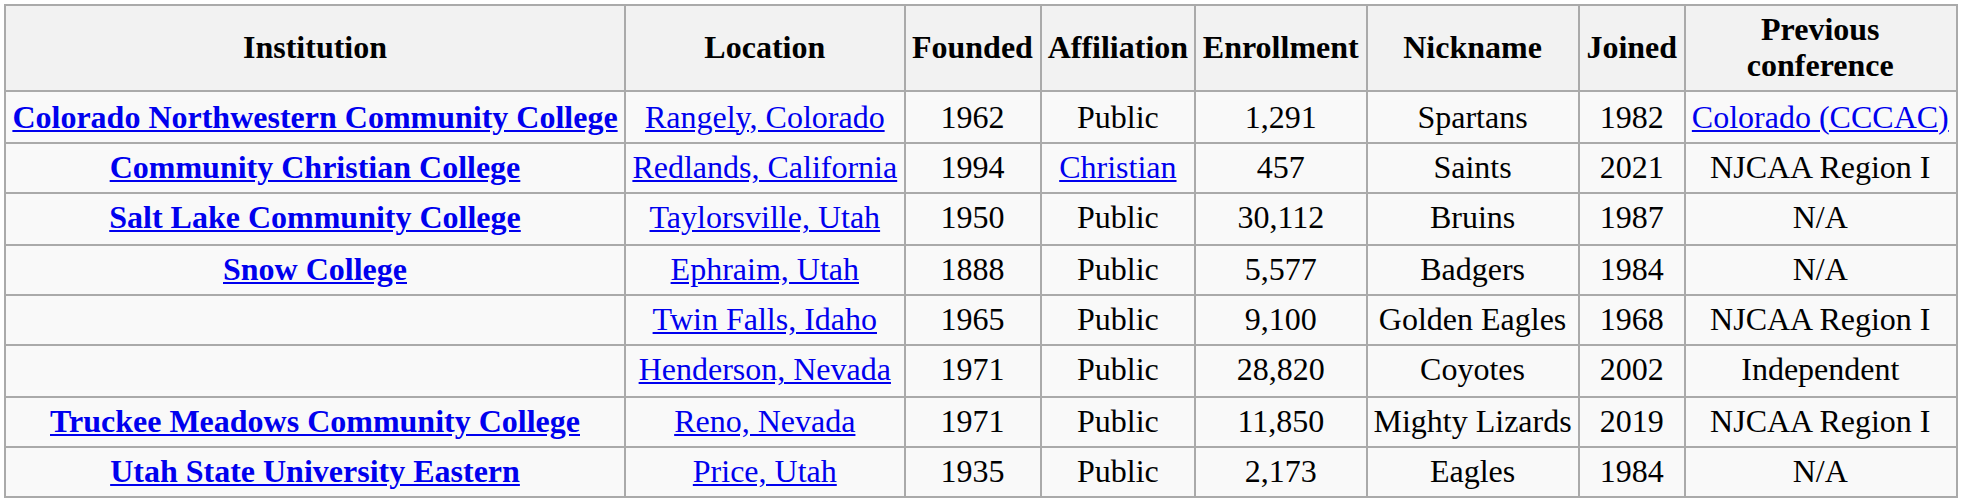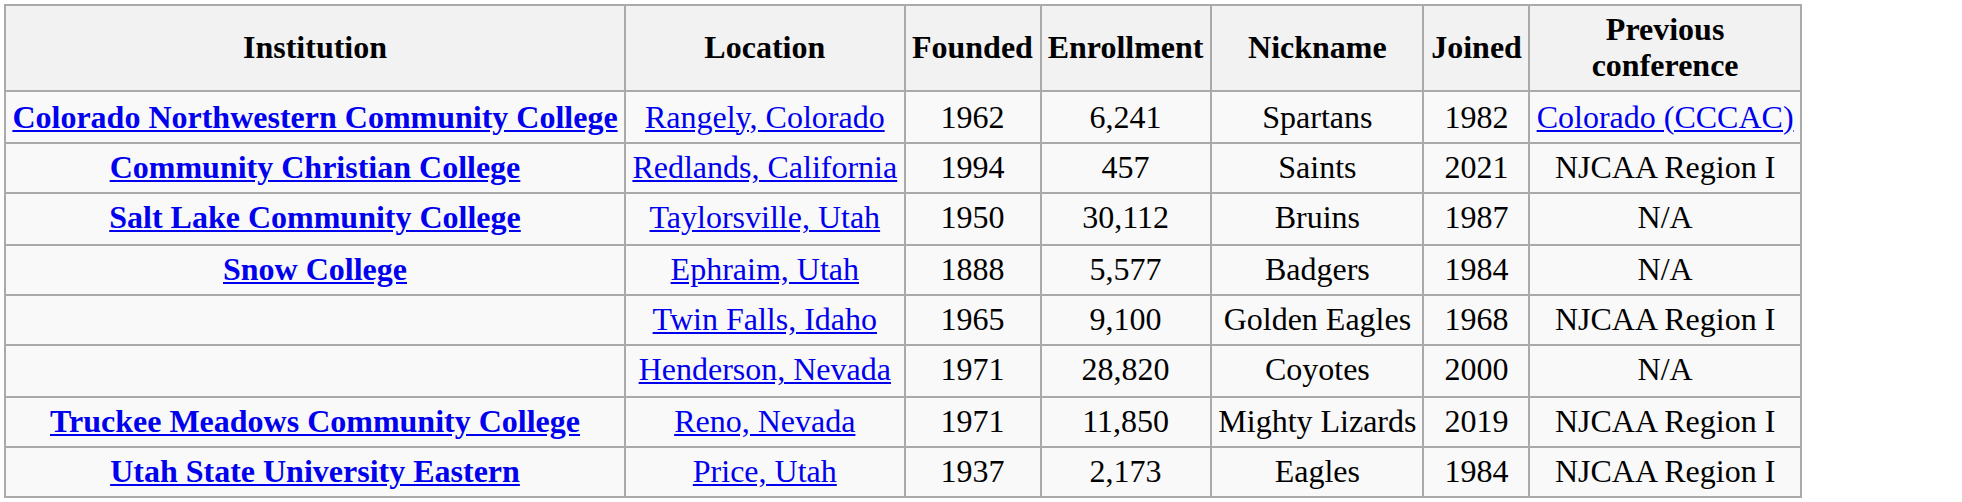- column: (1118, 47)
(1281, 116) 1,291 -> (1126, 116) 6,241
(1632, 370) 2002 -> (1477, 370) 2000
(1820, 370) Independent -> (1665, 370) N/A
(972, 471) 1935 -> (972, 471) 1937
(1820, 471) N/A -> (1665, 471) NJCAA Region I
